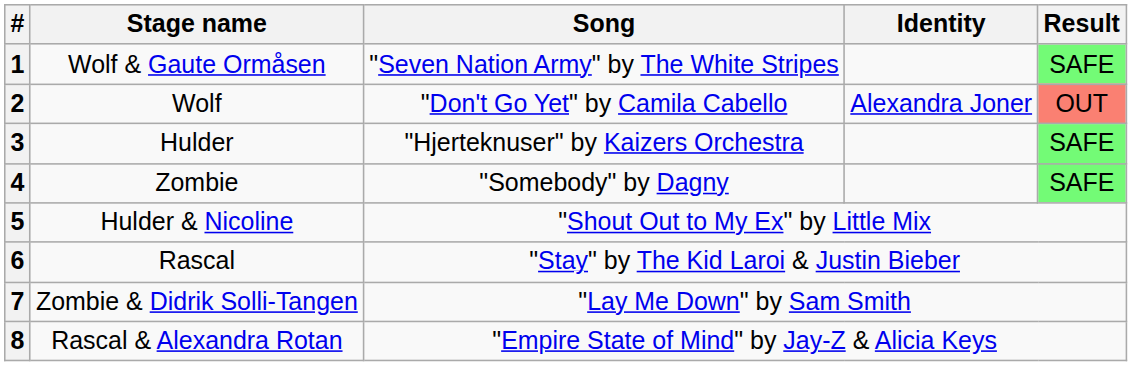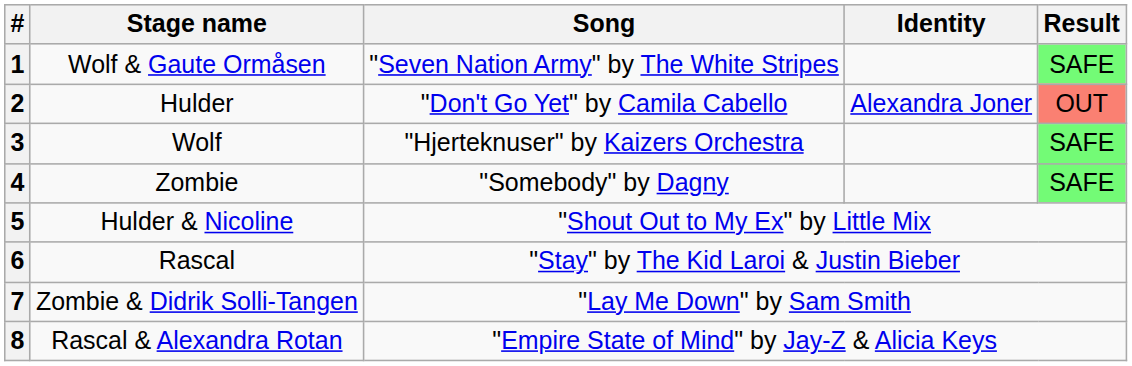(197, 103) Wolf -> (197, 103) Hulder
(197, 143) Hulder -> (197, 143) Wolf
